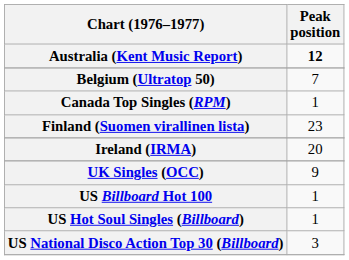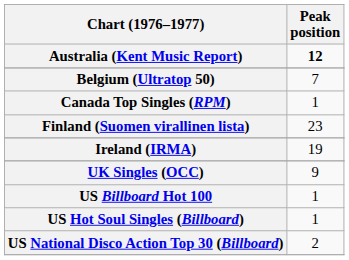(315, 149) 20 -> (315, 149) 19
(315, 242) 3 -> (315, 242) 2
